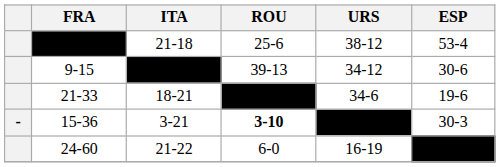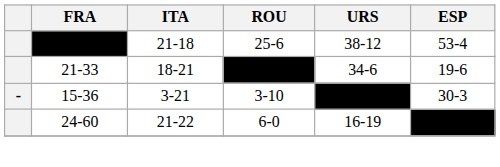- row: (79, 70)
(269, 122) bold -> (269, 96) normal
